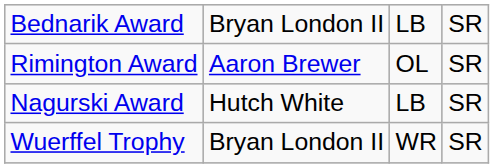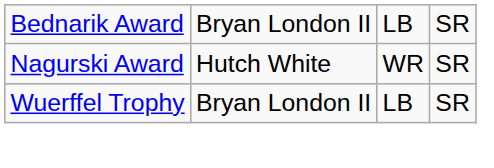- row: (104, 63)
(411, 102) LB -> (403, 63) WR
(416, 142) WR -> (398, 102) LB
